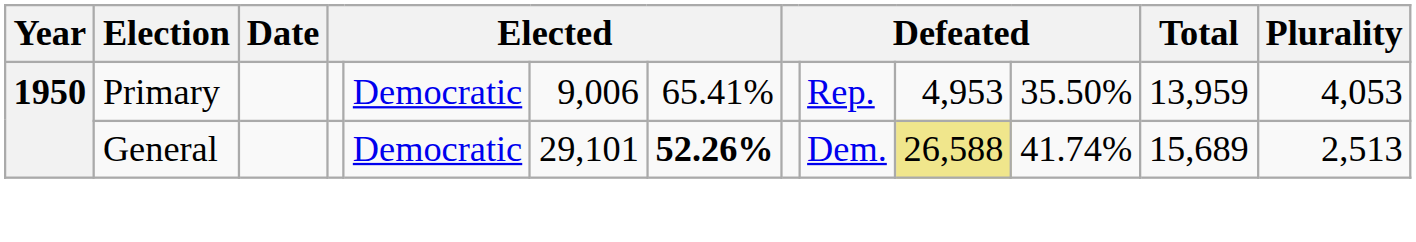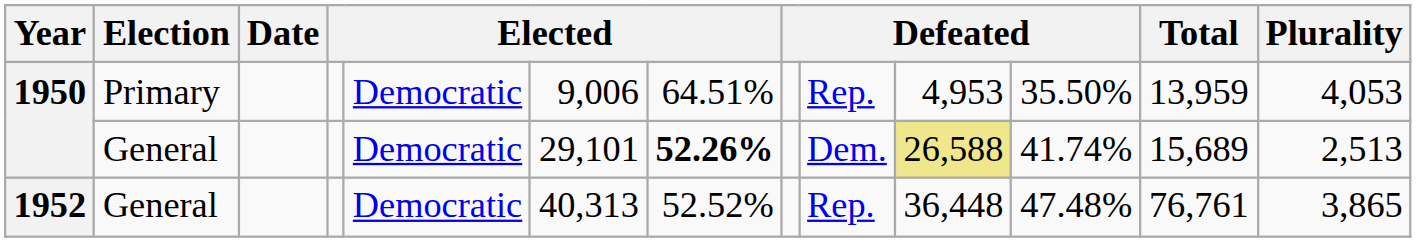(718, 90) 65.41% -> (718, 90) 64.51%
+ row: (50, 206)
